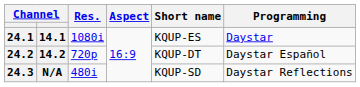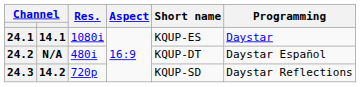(52, 55) 14.2 -> (52, 55) N/A
(84, 55) 720p -> (84, 55) 480i
(52, 73) N/A -> (52, 73) 14.2
(84, 73) 480i -> (84, 73) 720p
